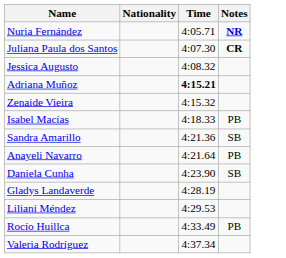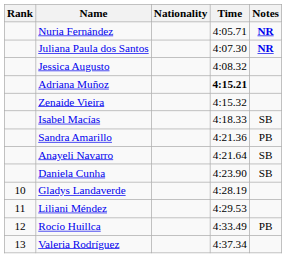+ column: (20, 13)
(234, 48) CR -> (266, 48) NR
(234, 119) PB -> (266, 119) SB
(234, 137) SB -> (266, 137) PB
(234, 155) PB -> (266, 155) SB
